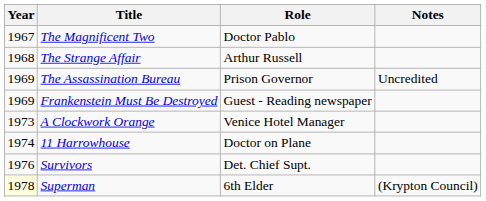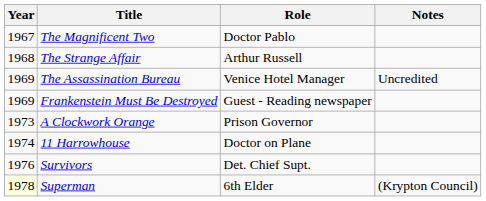(268, 79) Prison Governor -> (284, 79) Venice Hotel Manager
(284, 121) Venice Hotel Manager -> (268, 121) Prison Governor
